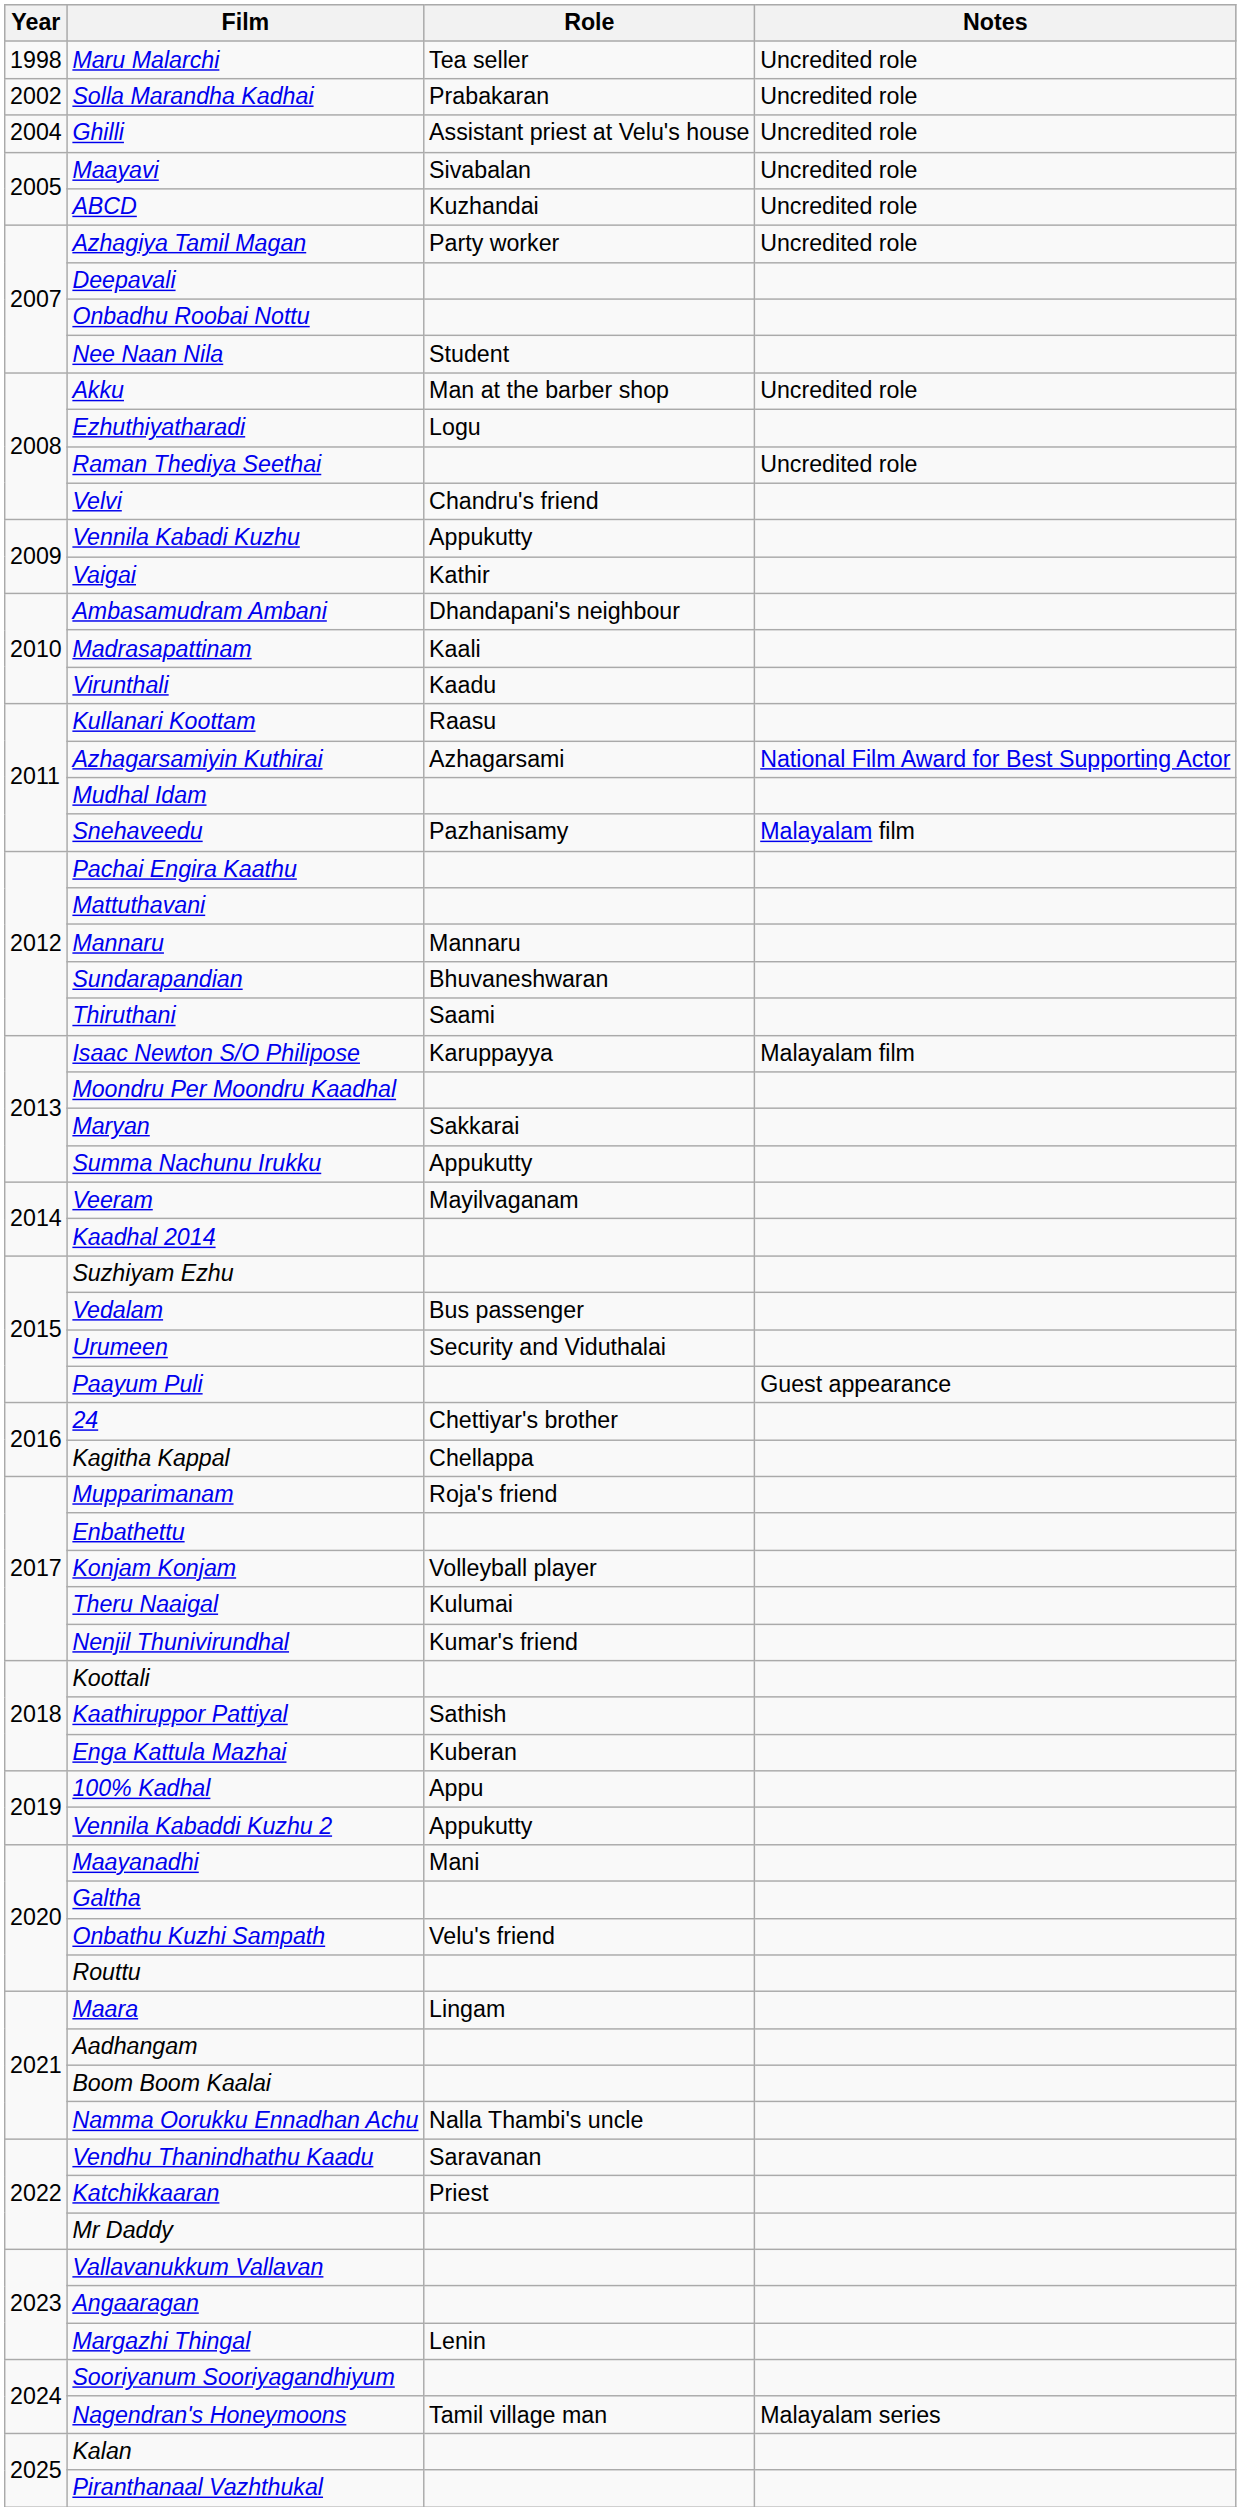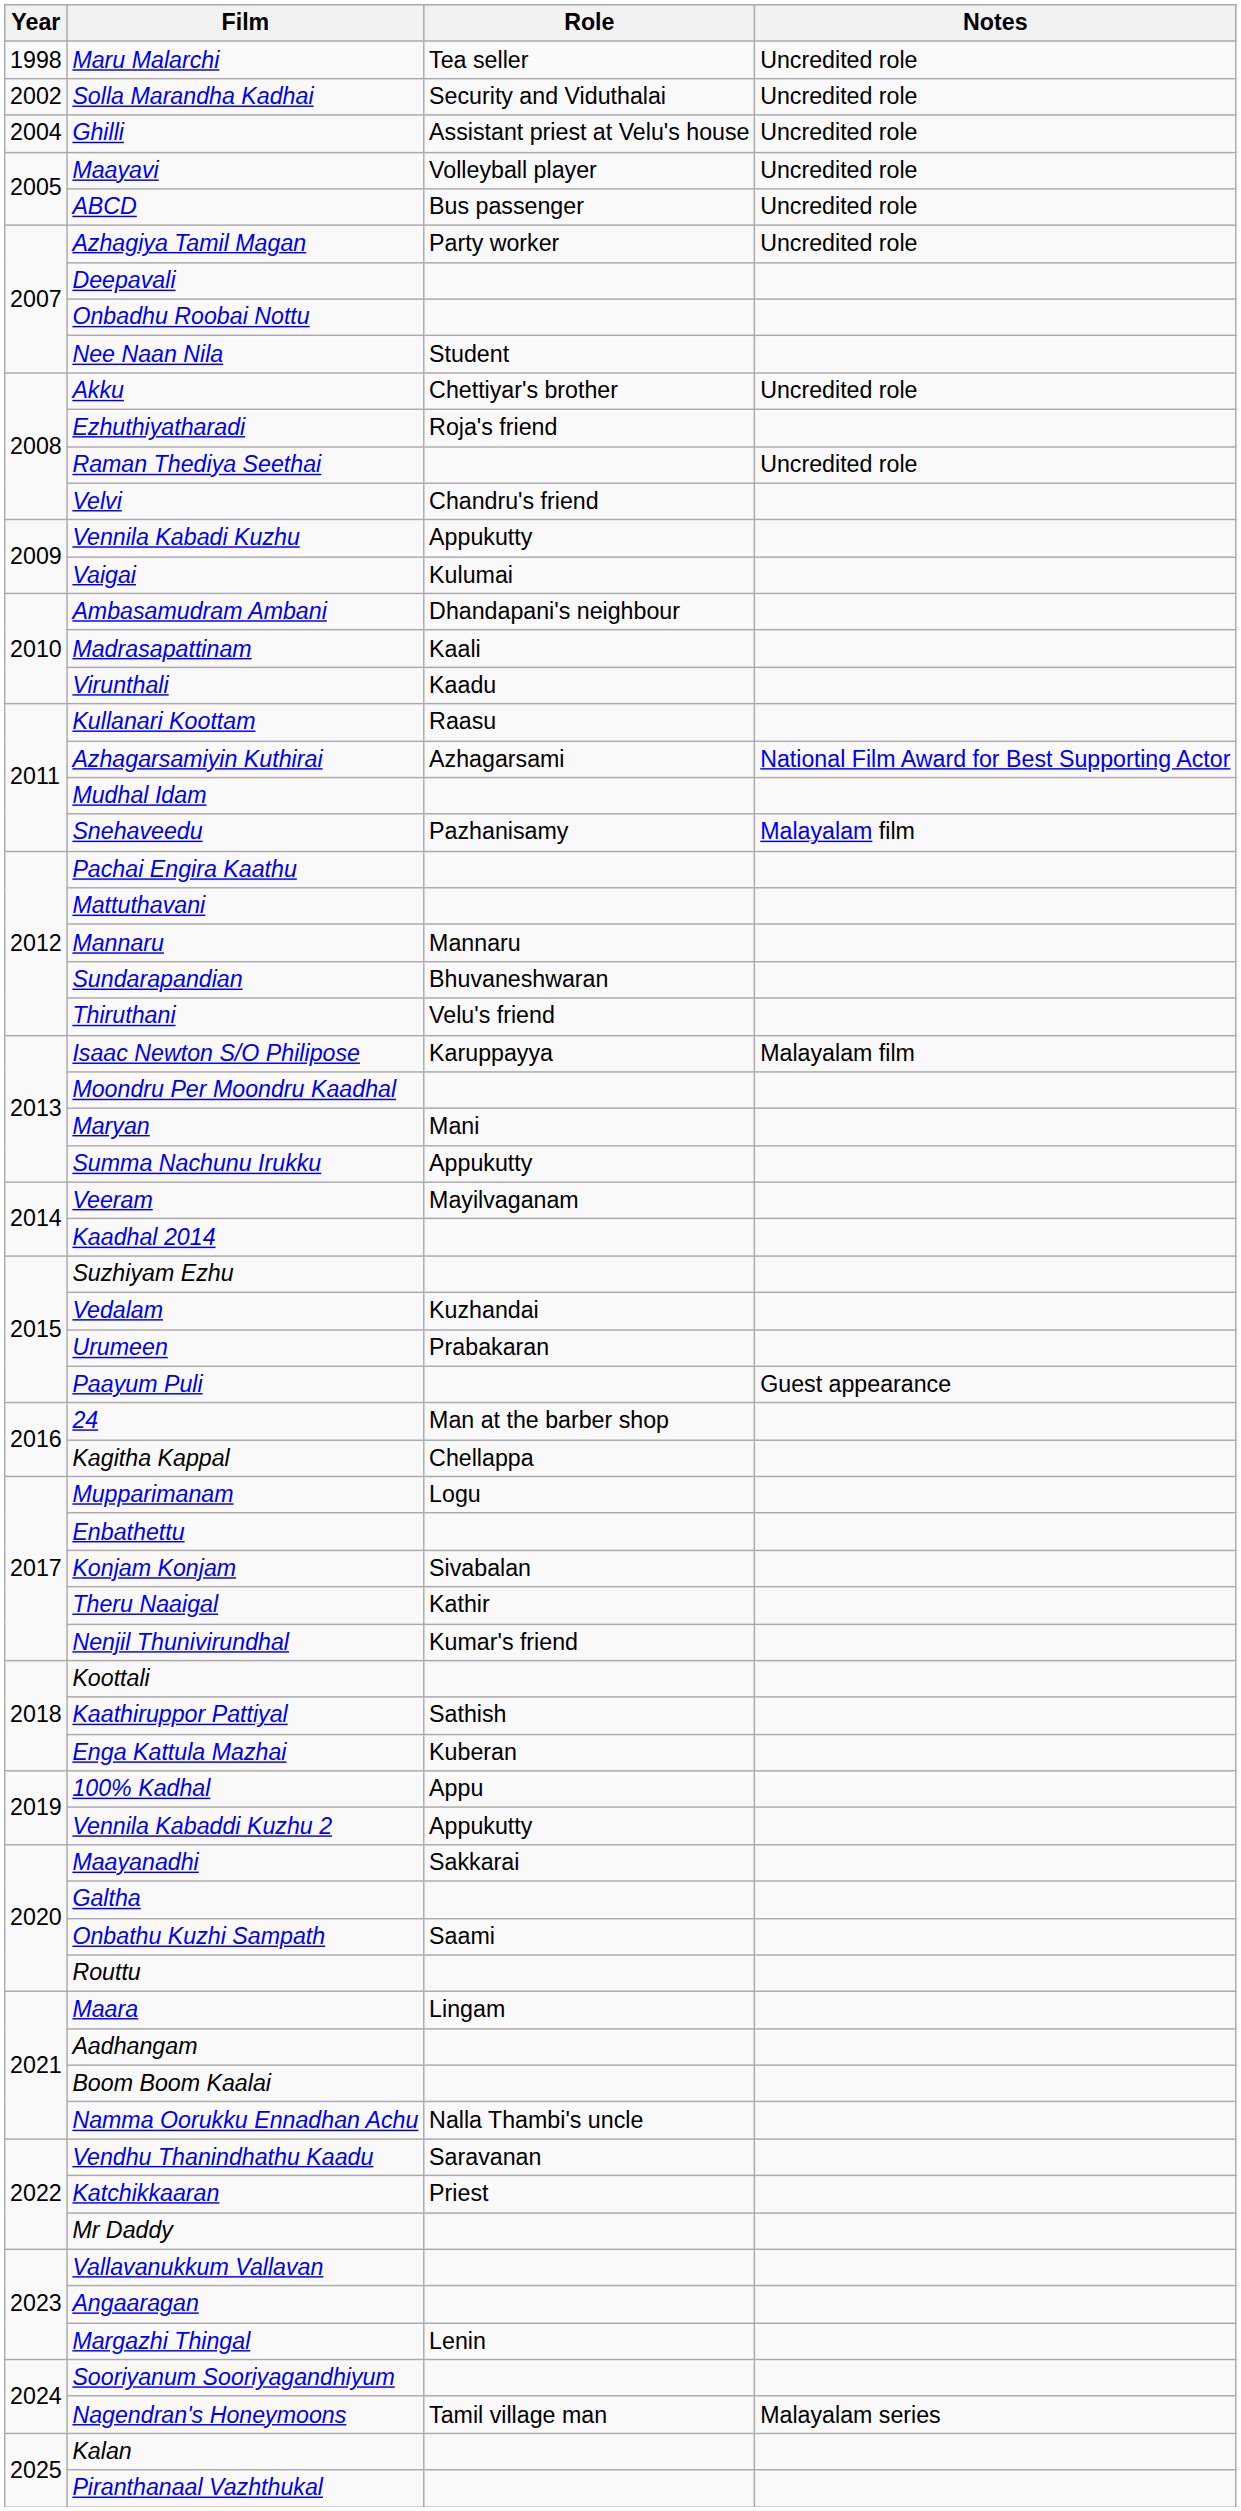(489, 96) Prabakaran -> (548, 96) Security and Viduthalai
(480, 170) Sivabalan -> (513, 170) Volleyball player
(484, 206) Kuzhandai -> (507, 206) Bus passenger
(549, 390) Man at the barber shop -> (524, 390) Chettiyar's brother
(455, 427) Logu -> (493, 427) Roja's friend
(459, 574) Kathir -> (471, 574) Kulumai
(462, 1016) Saami -> (492, 1016) Velu's friend
(474, 1126) Sakkarai -> (454, 1126) Mani
(507, 1310) Bus passenger -> (484, 1310) Kuzhandai
(548, 1347) Security and Viduthalai -> (489, 1347) Prabakaran
(524, 1421) Chettiyar's brother -> (549, 1421) Man at the barber shop
(493, 1494) Roja's friend -> (455, 1494) Logu
(513, 1568) Volleyball player -> (480, 1568) Sivabalan
(471, 1605) Kulumai -> (459, 1605) Kathir
(454, 1862) Mani -> (474, 1862) Sakkarai
(492, 1936) Velu's friend -> (462, 1936) Saami
